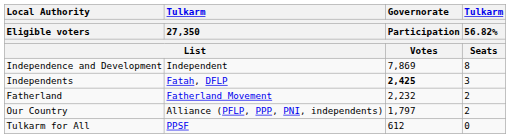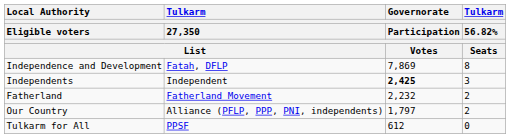(197, 66) Independent -> (197, 66) Fatah, DFLP
(197, 81) Fatah, DFLP -> (197, 81) Independent
